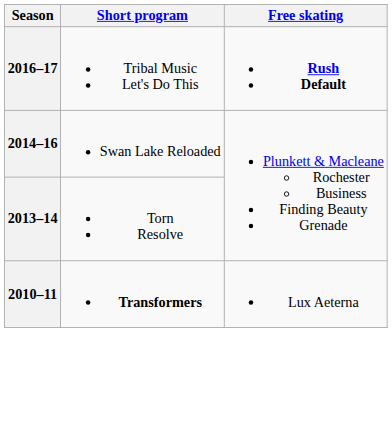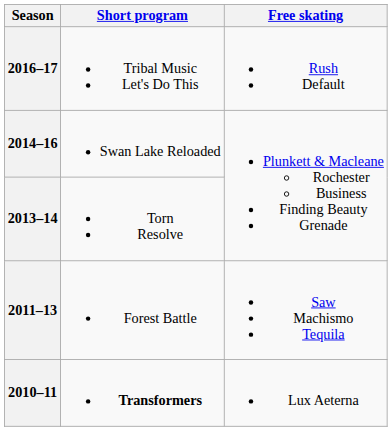(306, 77) bold -> (306, 77) normal
+ row: (33, 309)
